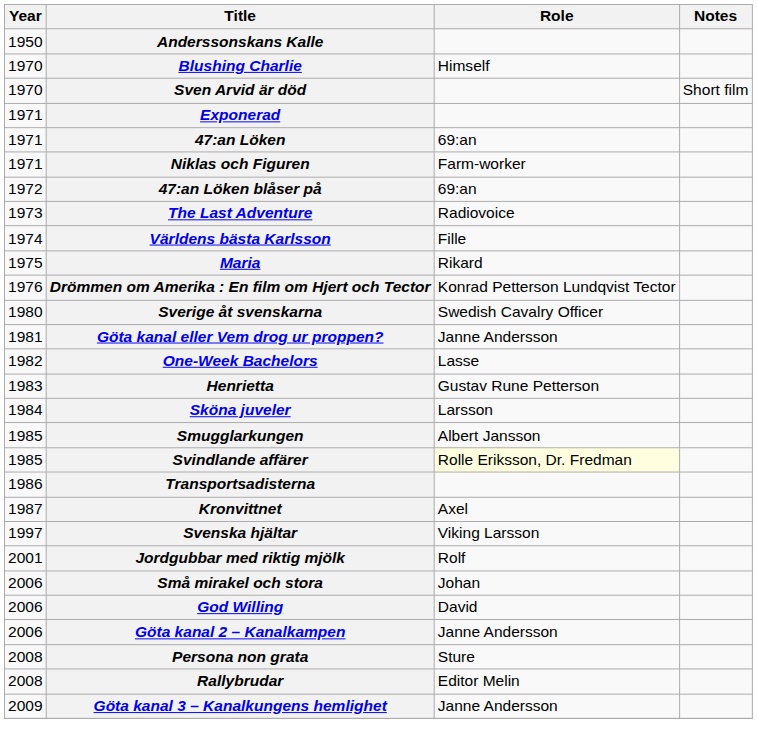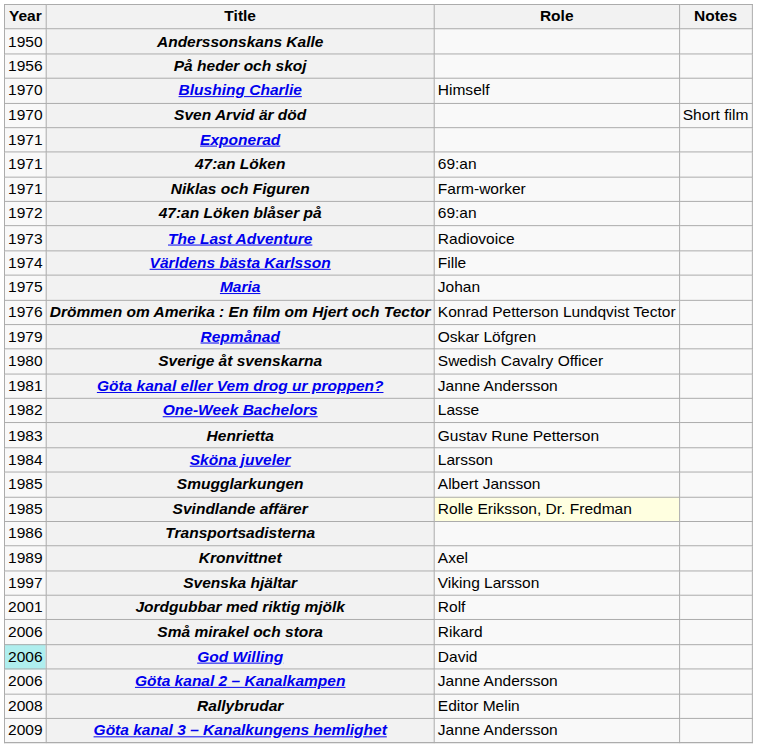+ row: (240, 66)
(460, 262) Rikard -> (459, 287) Johan
+ row: (240, 336)
(25, 509) 1987 -> (25, 558) 1989
(459, 582) Johan -> (460, 632) Rikard
(25, 607) no background -> (25, 656) paleturquoise background
- row: (240, 656)
